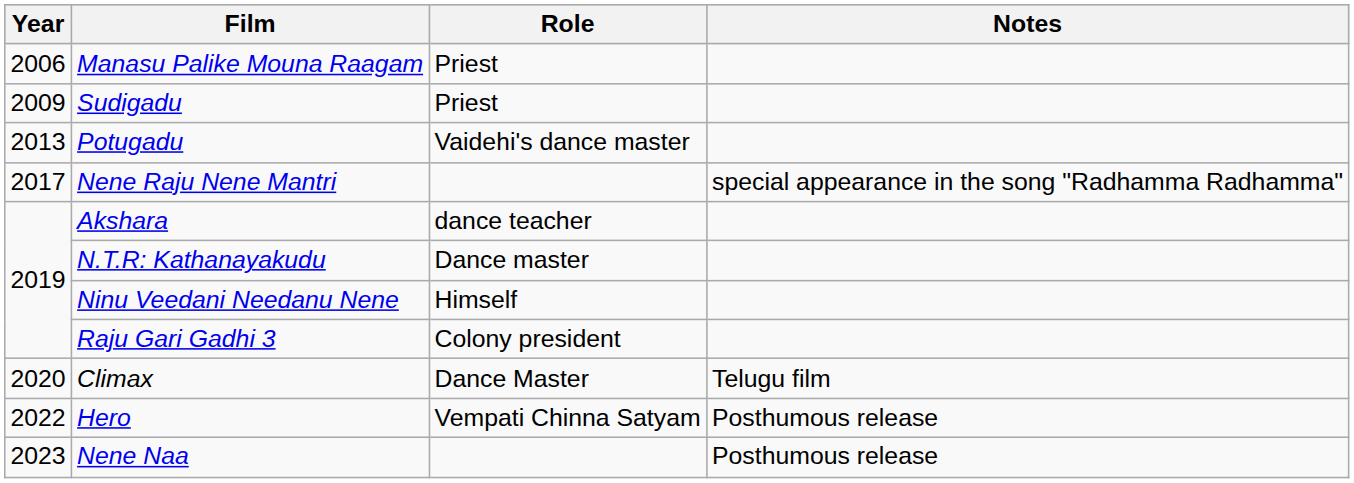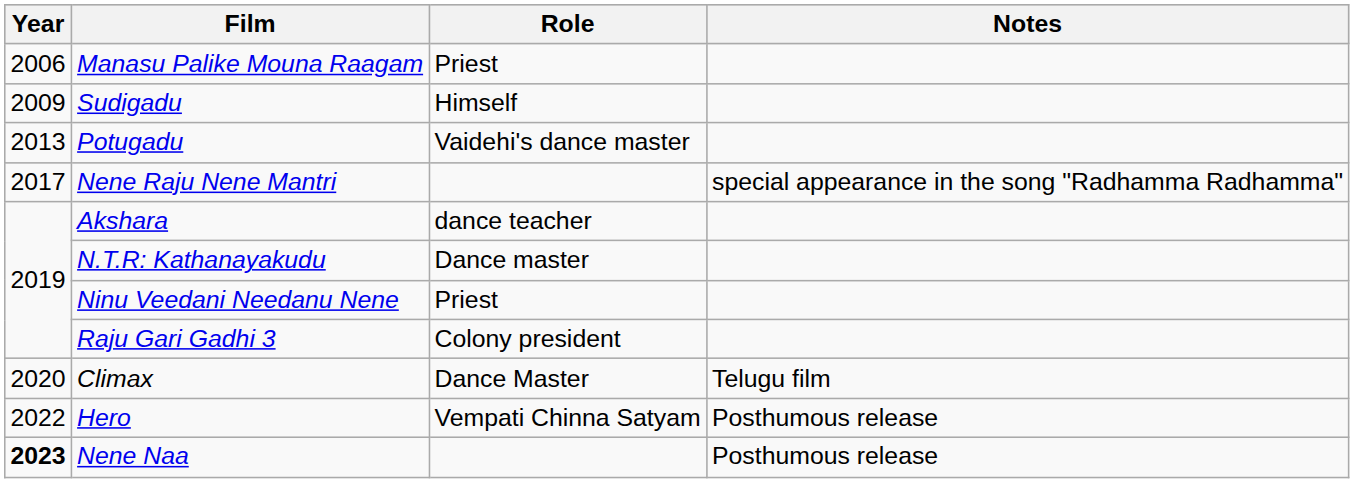(466, 102) Priest -> (476, 102) Himself
(476, 299) Himself -> (466, 299) Priest
(38, 456) normal -> (38, 456) bold
